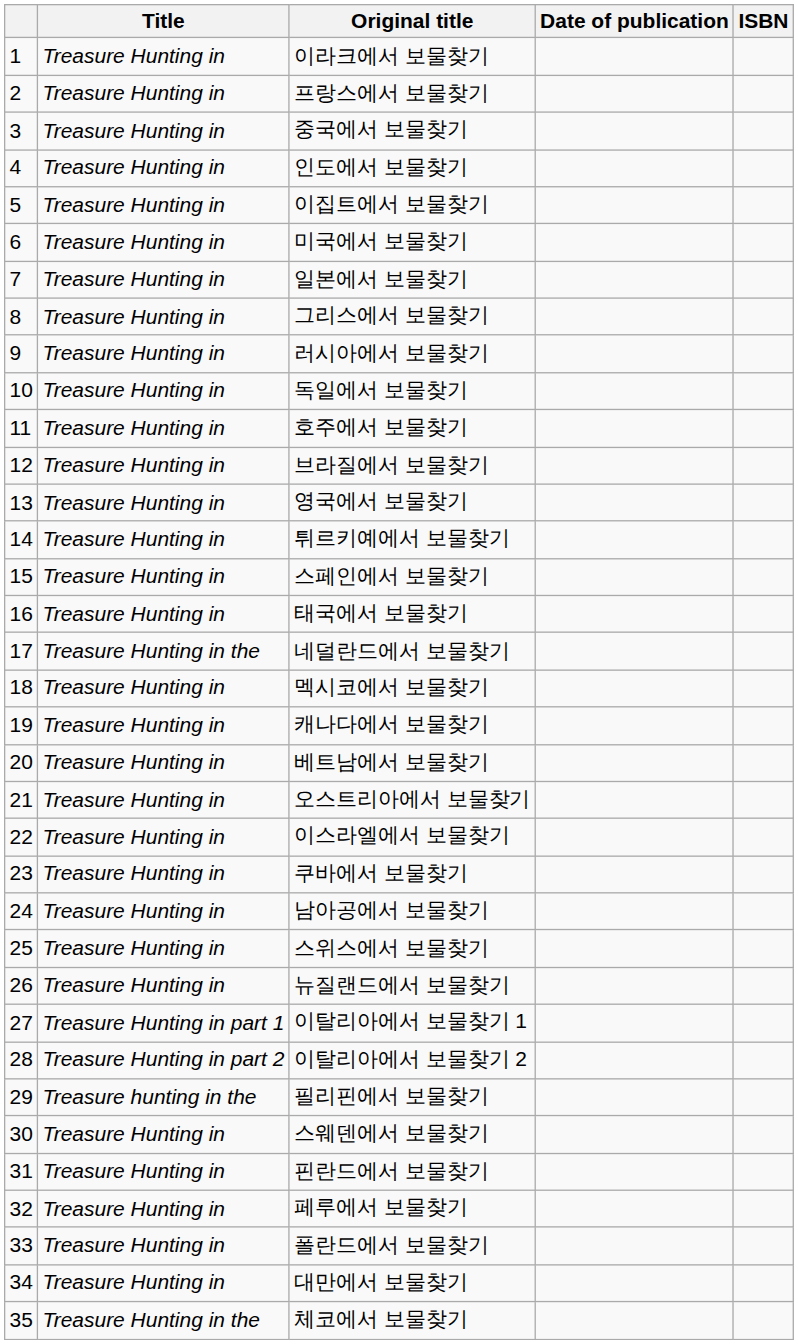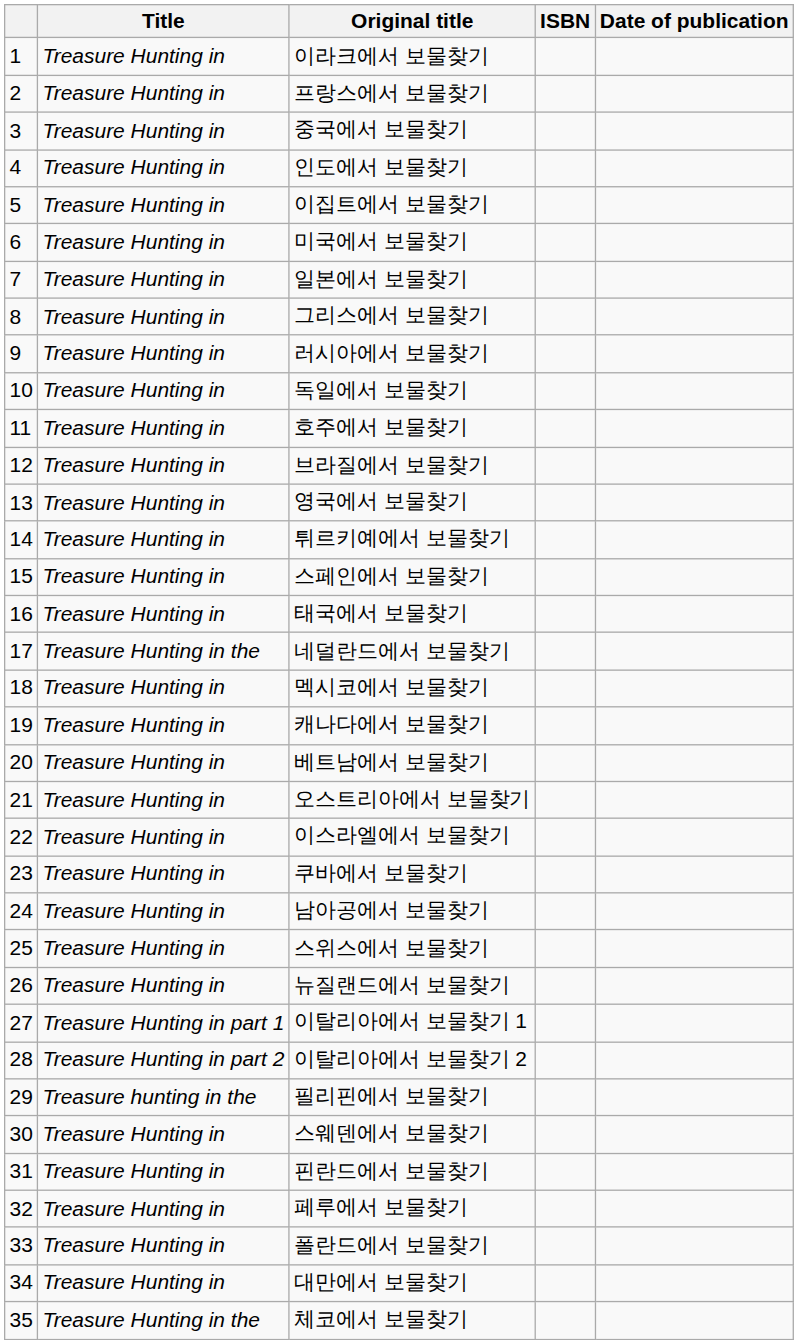columns swapped: (634, 21) <-> (763, 21)
